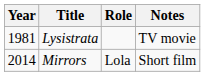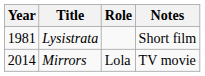(167, 37) TV movie -> (167, 37) Short film
(167, 60) Short film -> (167, 60) TV movie
